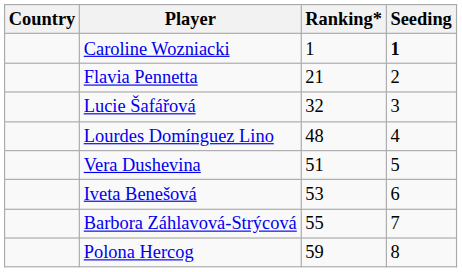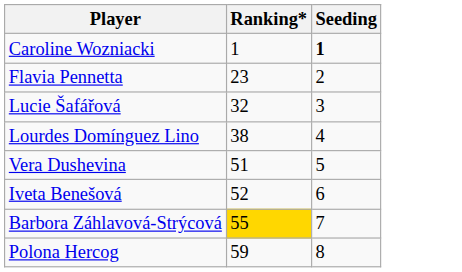- column: (42, 19)
(314, 77) 21 -> (240, 77) 23
(314, 135) 48 -> (240, 135) 38
(314, 194) 53 -> (240, 194) 52
(314, 223) no background -> (240, 223) gold background
